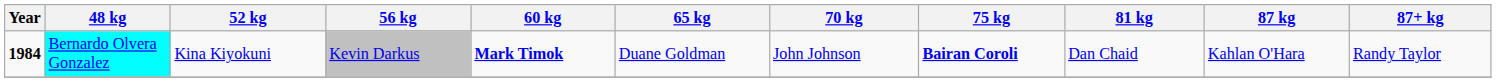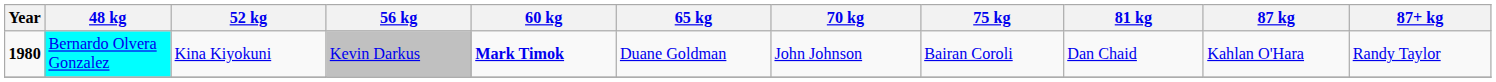(25, 53) 1984 -> (25, 53) 1980
(970, 53) bold -> (968, 53) normal
